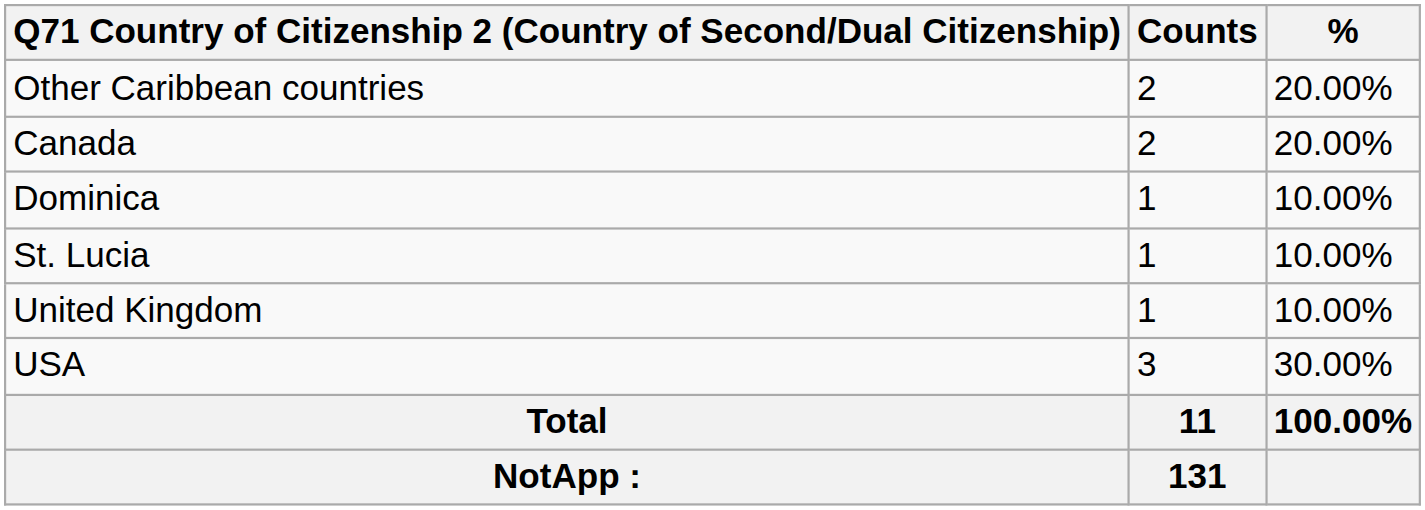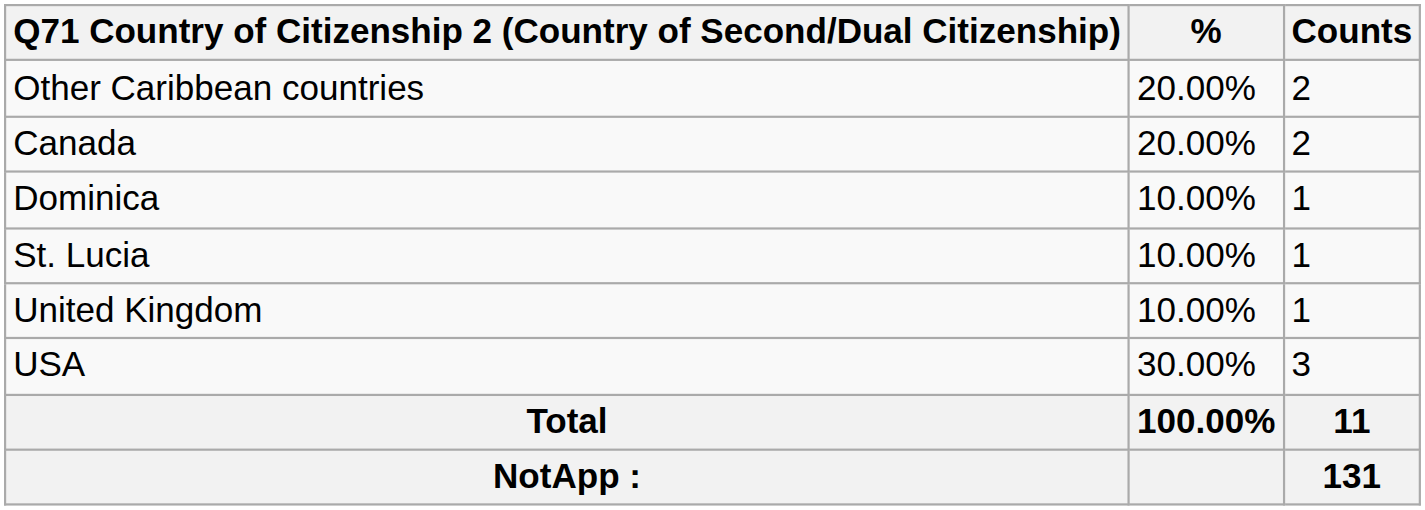columns swapped: (1197, 32) <-> (1343, 32)
